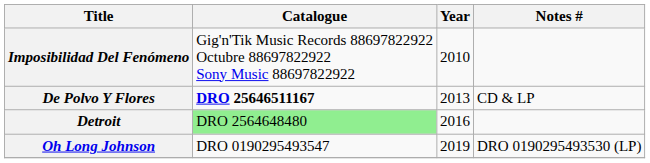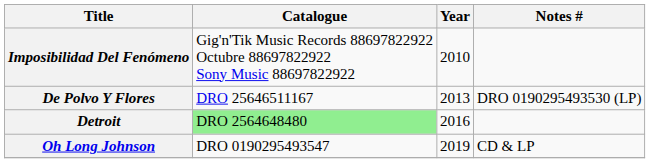(255, 97) bold -> (255, 97) normal
(506, 97) CD & LP -> (559, 97) DRO 0190295493530 (LP)
(559, 145) DRO 0190295493530 (LP) -> (506, 145) CD & LP
